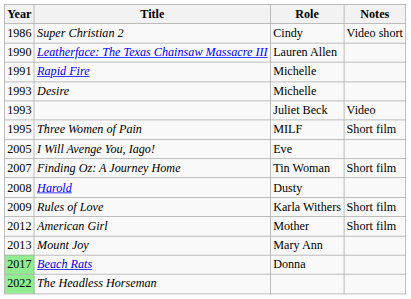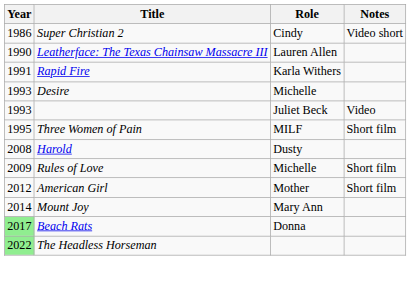(295, 71) Michelle -> (307, 71) Karla Withers
- row: (96, 149)
- row: (109, 168)
(307, 206) Karla Withers -> (295, 168) Michelle
(19, 245) 2013 -> (19, 206) 2014
